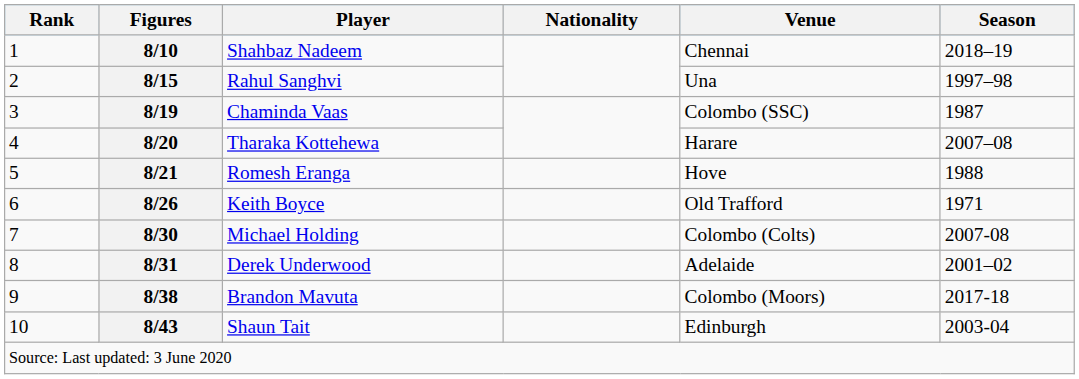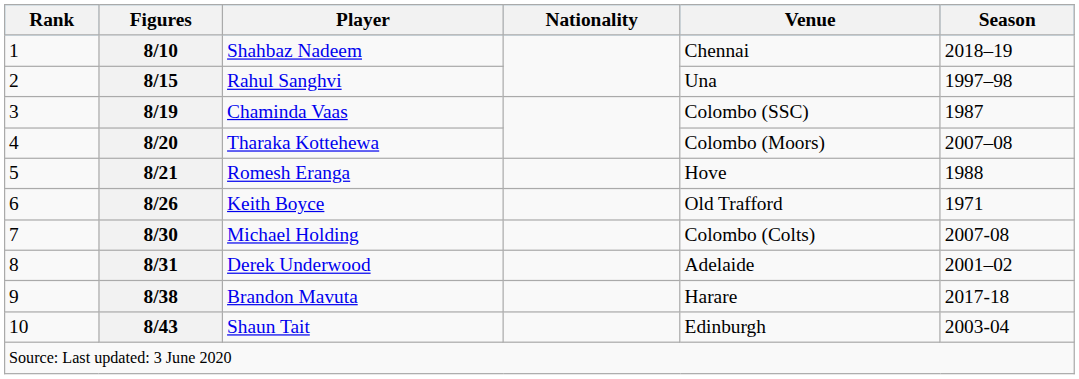(711, 142) Harare -> (755, 142) Colombo (Moors)
(755, 296) Colombo (Moors) -> (711, 296) Harare
